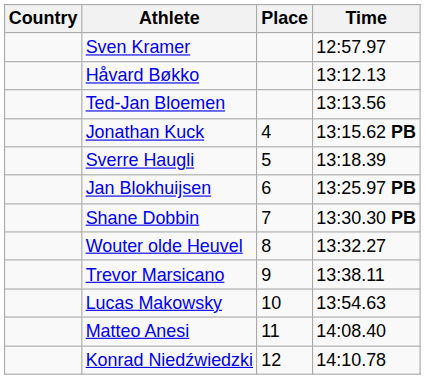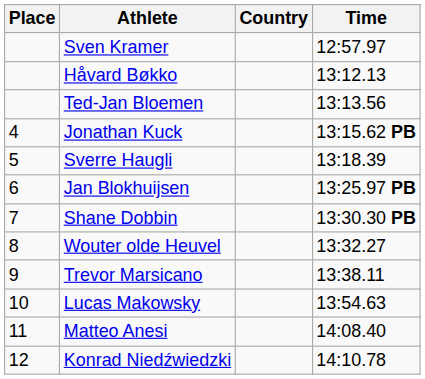columns swapped: (285, 18) <-> (43, 18)
